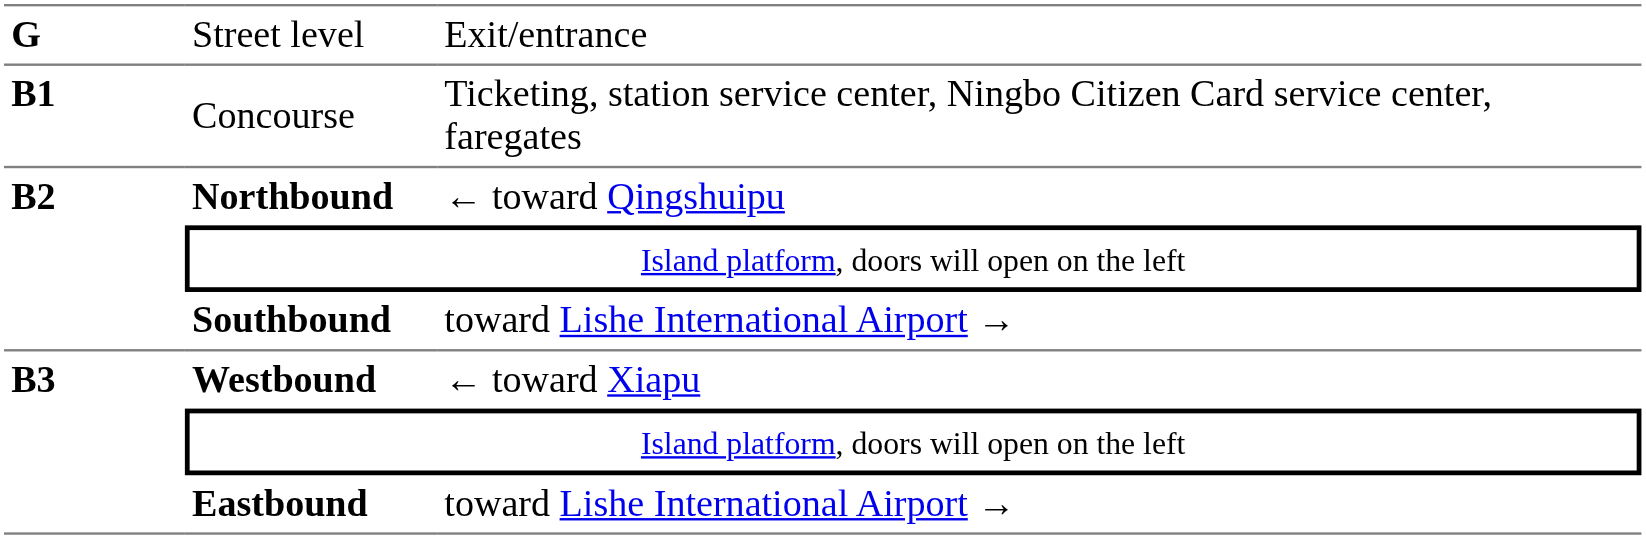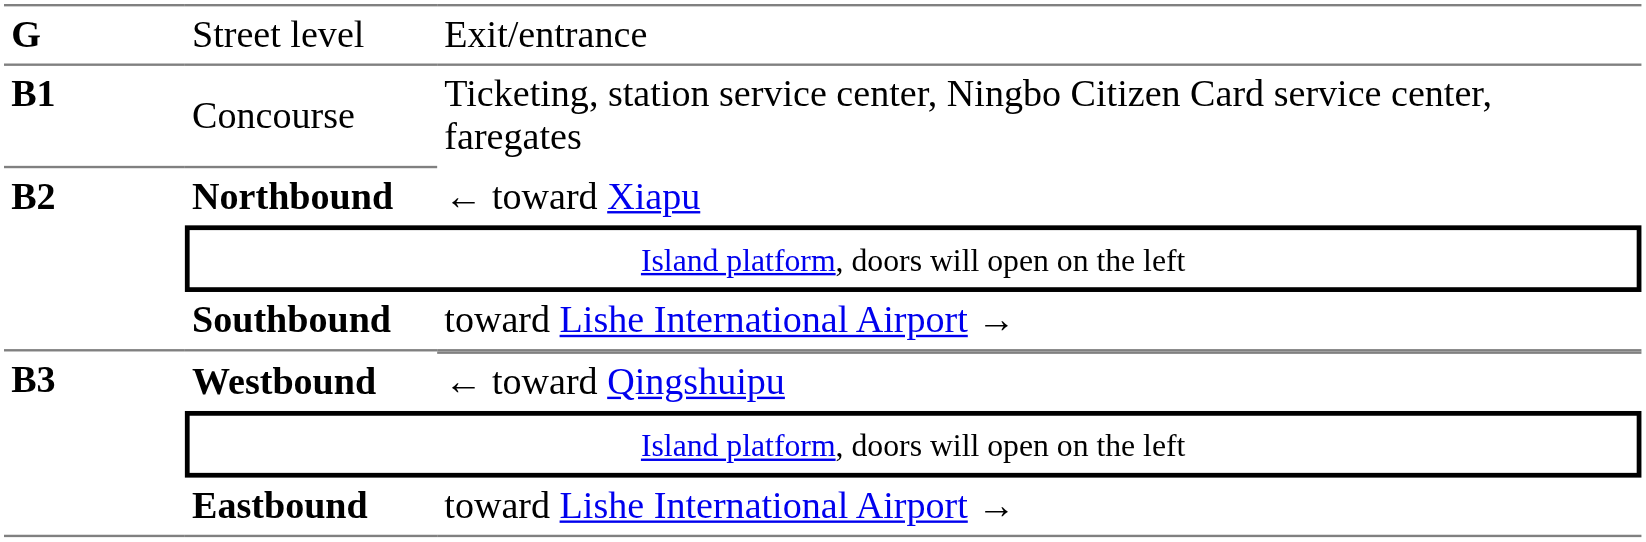(615, 196) ← toward Qingshuipu -> (572, 194) ← toward Xiapu
(572, 379) ← toward Xiapu -> (615, 381) ← toward Qingshuipu
